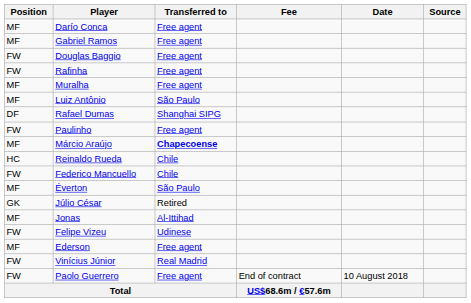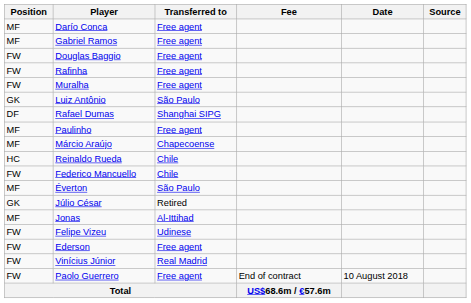(13, 85) MF -> (14, 85) FW
(13, 100) MF -> (13, 100) GK
(14, 129) FW -> (13, 129) MF
(187, 144) bold -> (186, 144) normal
(13, 247) MF -> (14, 247) FW
